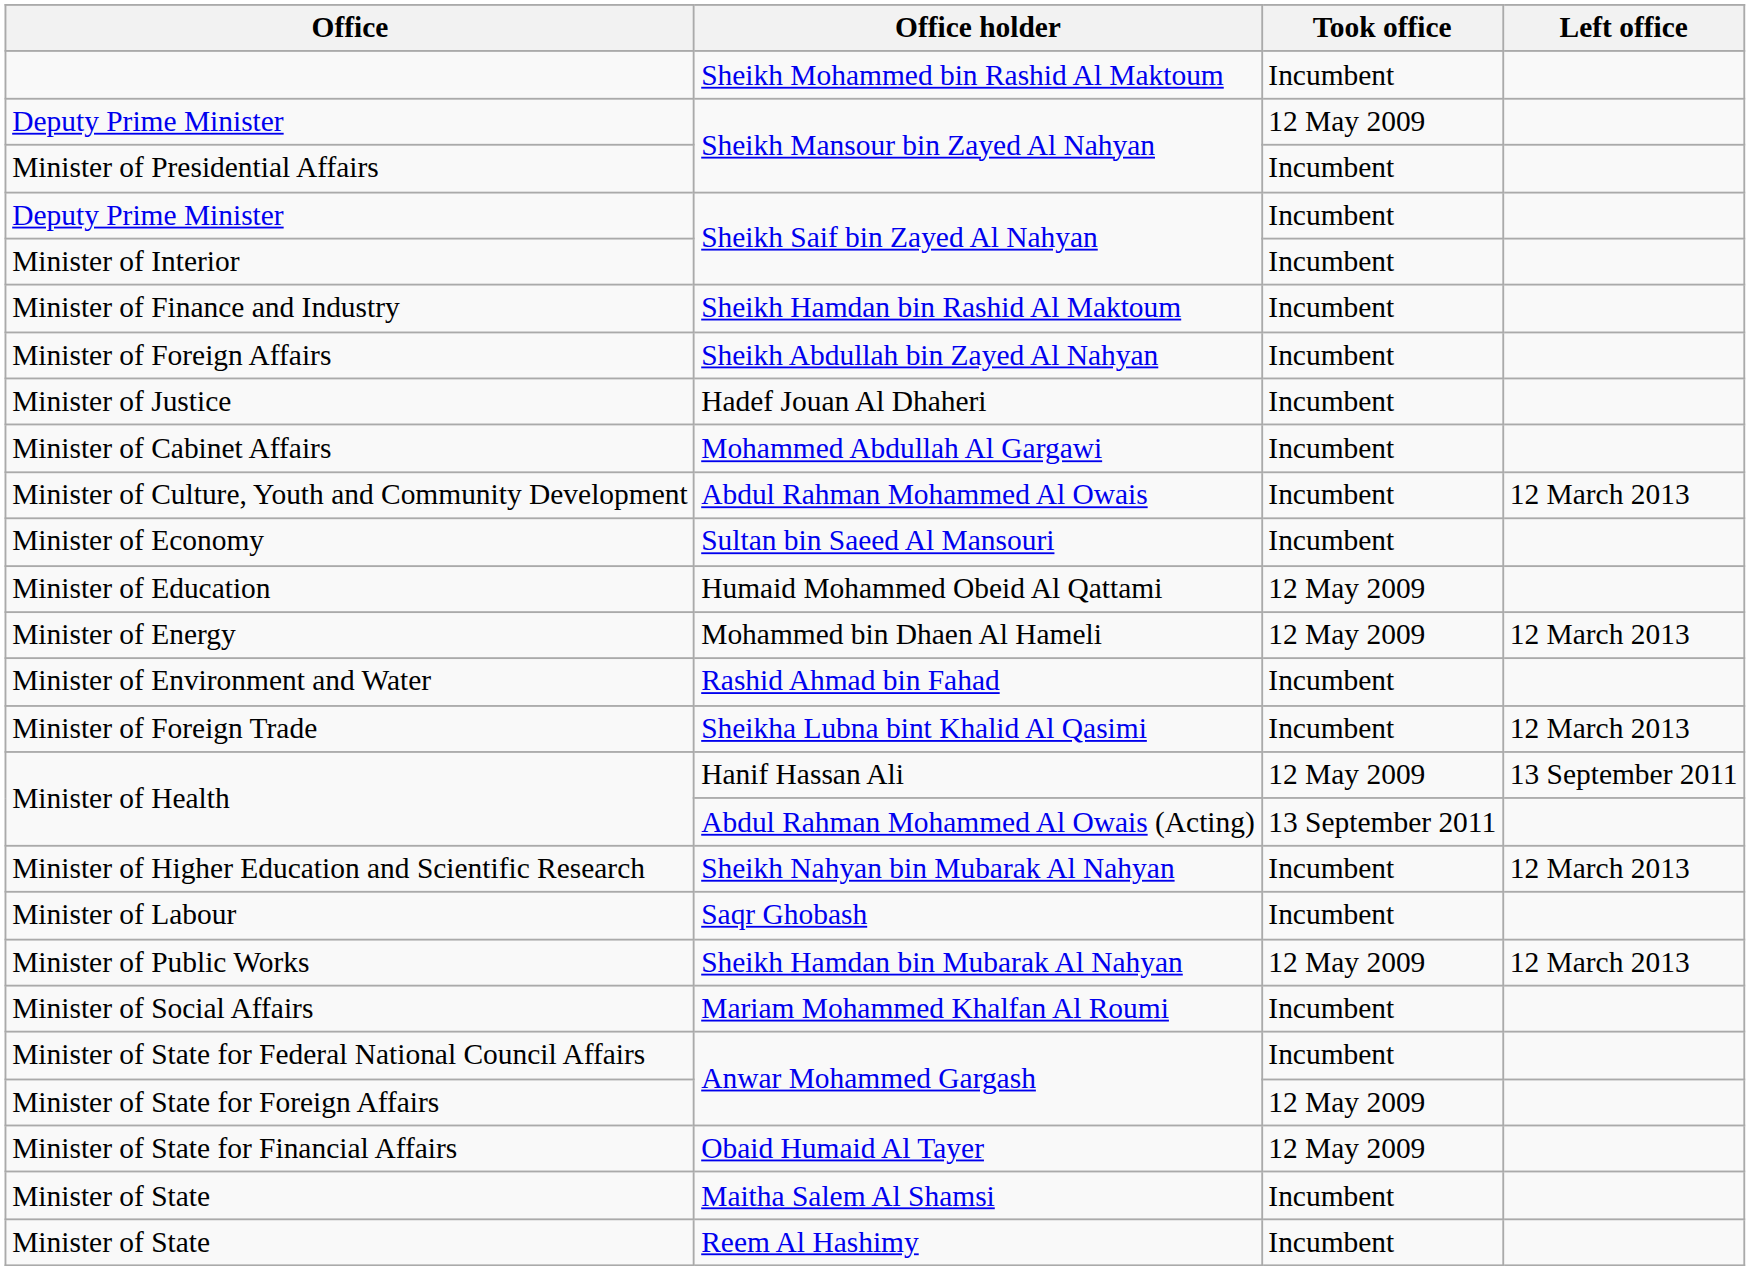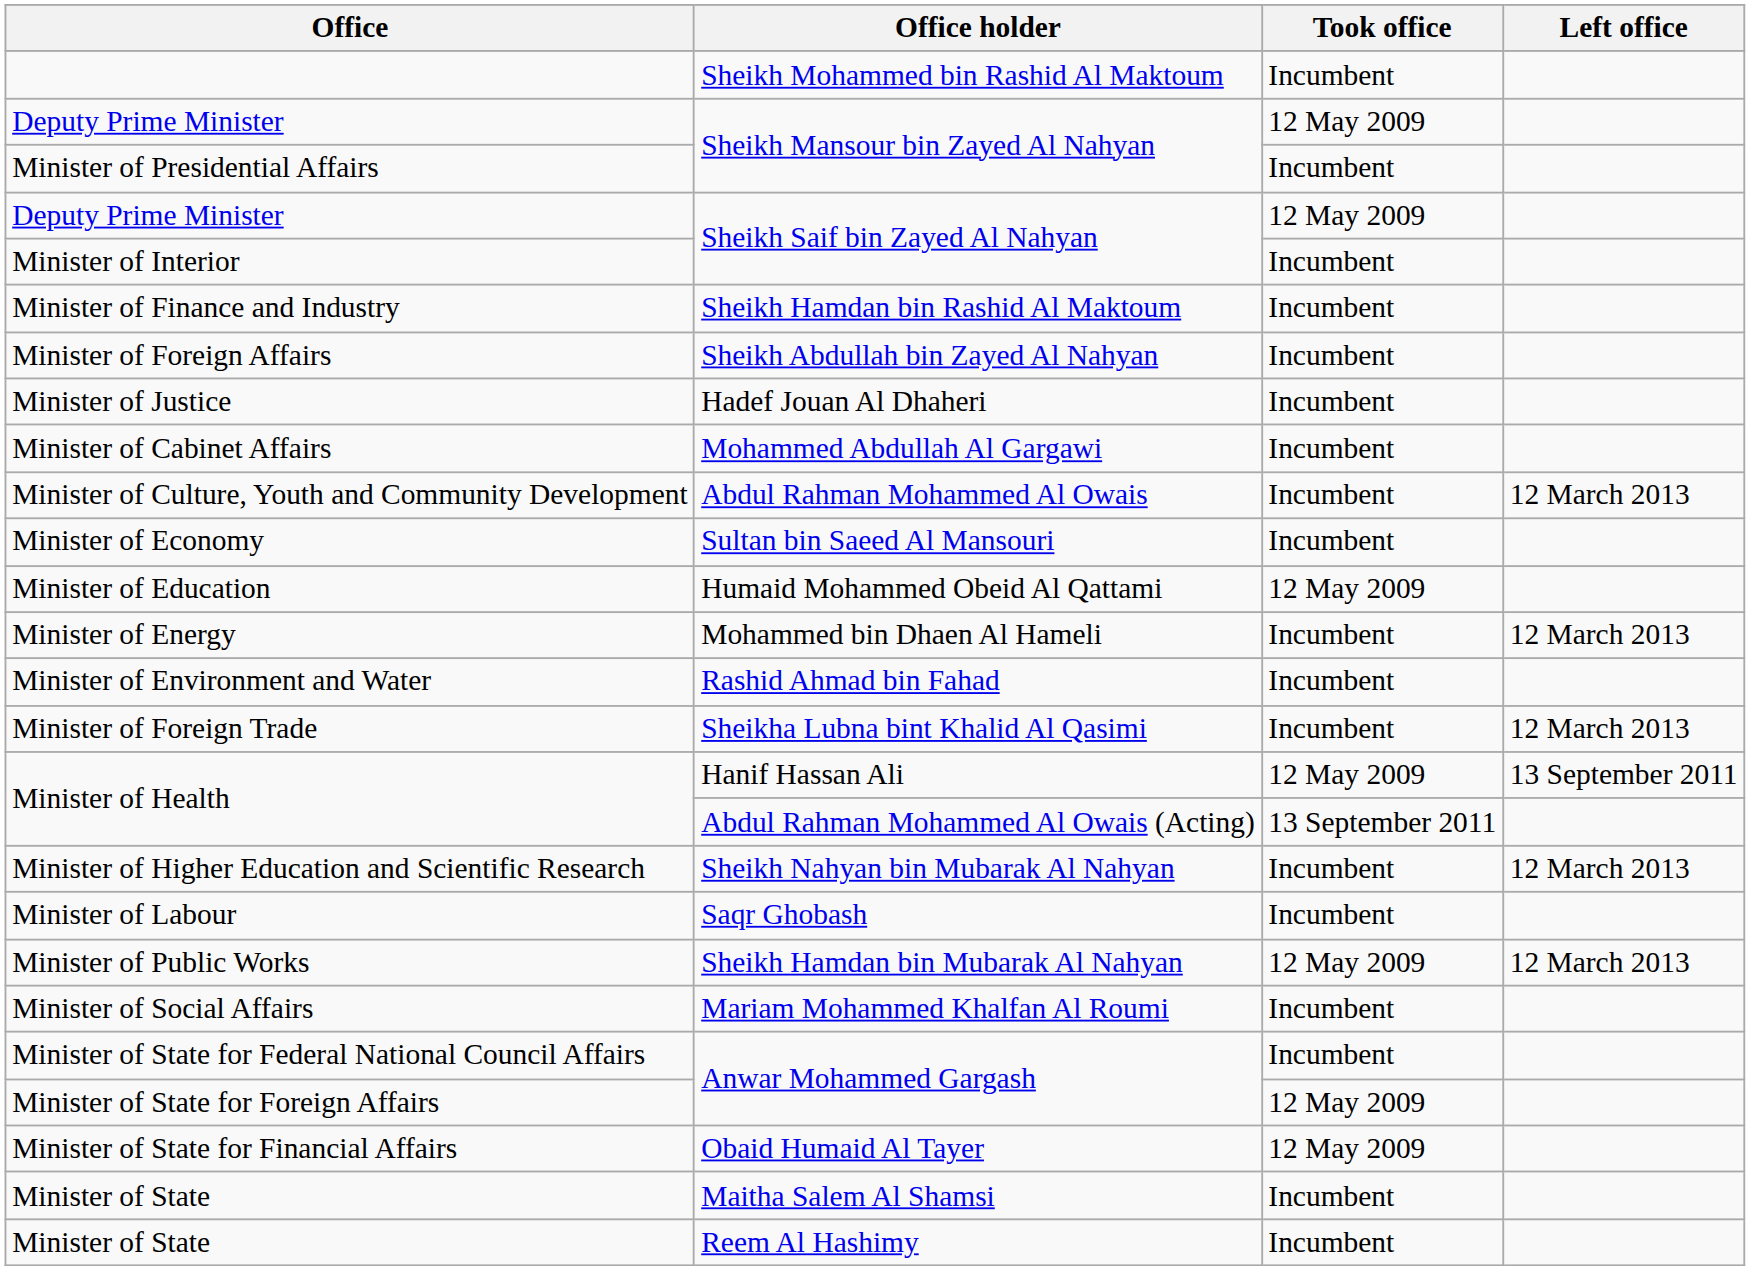(1331, 214) Incumbent -> (1347, 214) 12 May 2009
(1347, 634) 12 May 2009 -> (1331, 634) Incumbent
